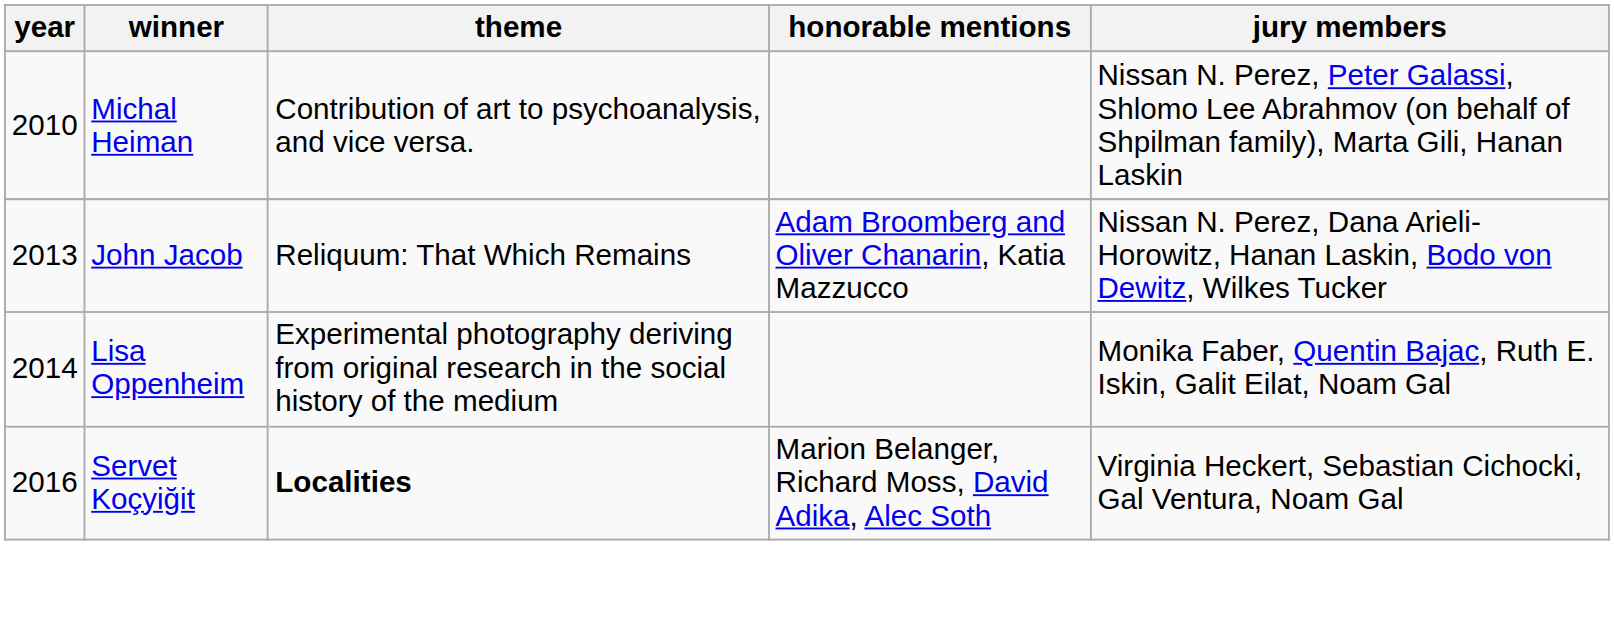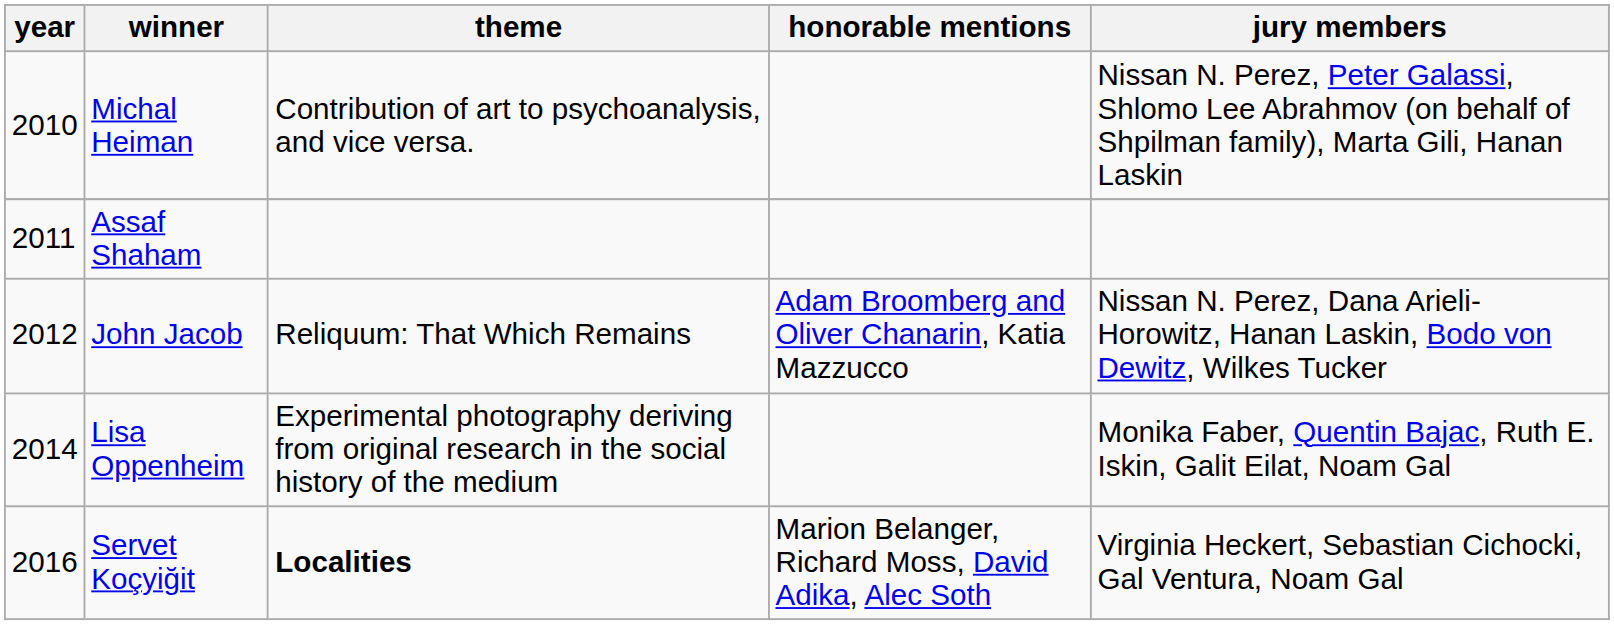+ row: (146, 238)
(45, 255) 2013 -> (45, 335) 2012
